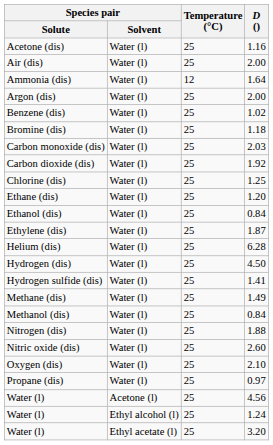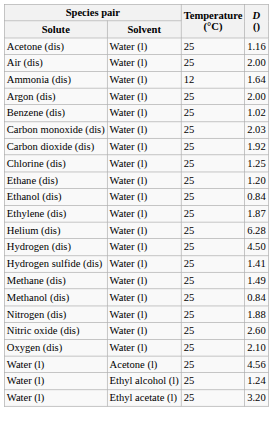- row: (36, 130)
- row: (35, 381)
